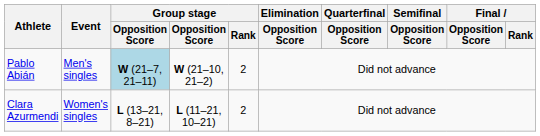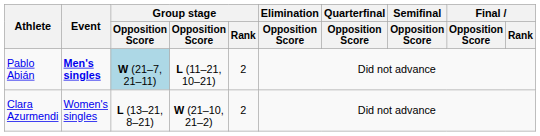(80, 70) normal -> (82, 70) bold
(199, 76) W (21–10, 21–2) -> (199, 76) L (11–21, 10–21)
(199, 117) L (11–21, 10–21) -> (199, 117) W (21–10, 21–2)
